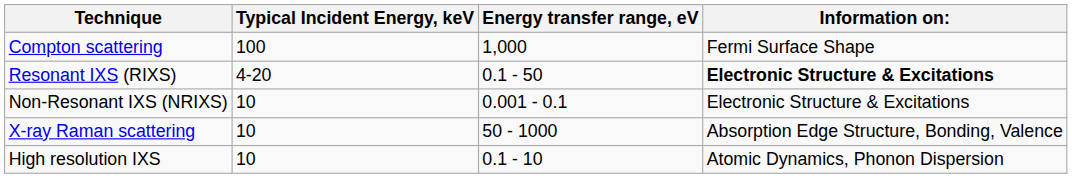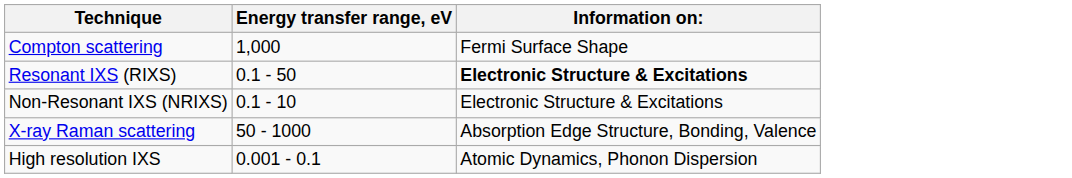- column: (355, 18)
(525, 103) 0.001 - 0.1 -> (266, 103) 0.1 - 10
(512, 159) 0.1 - 10 -> (278, 159) 0.001 - 0.1
